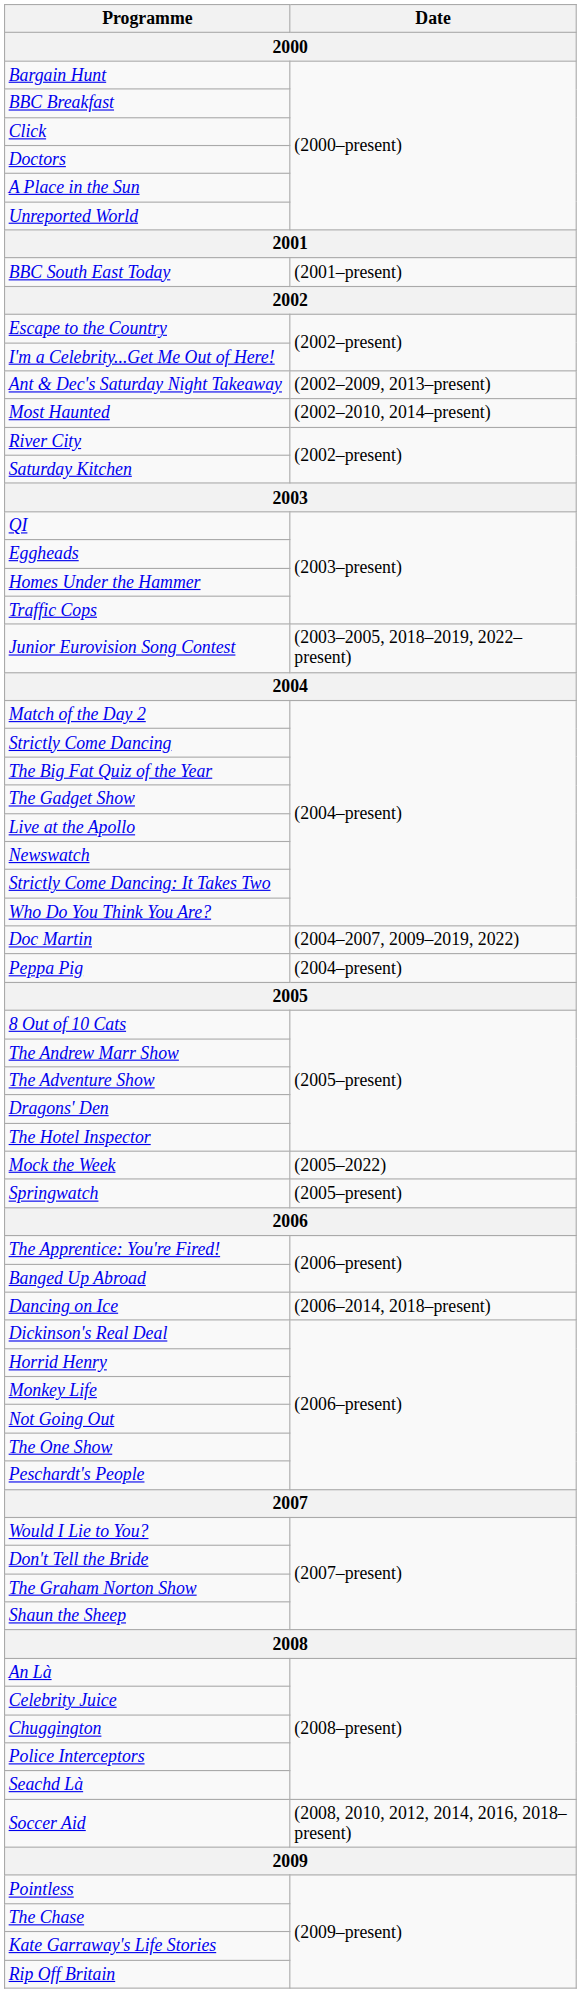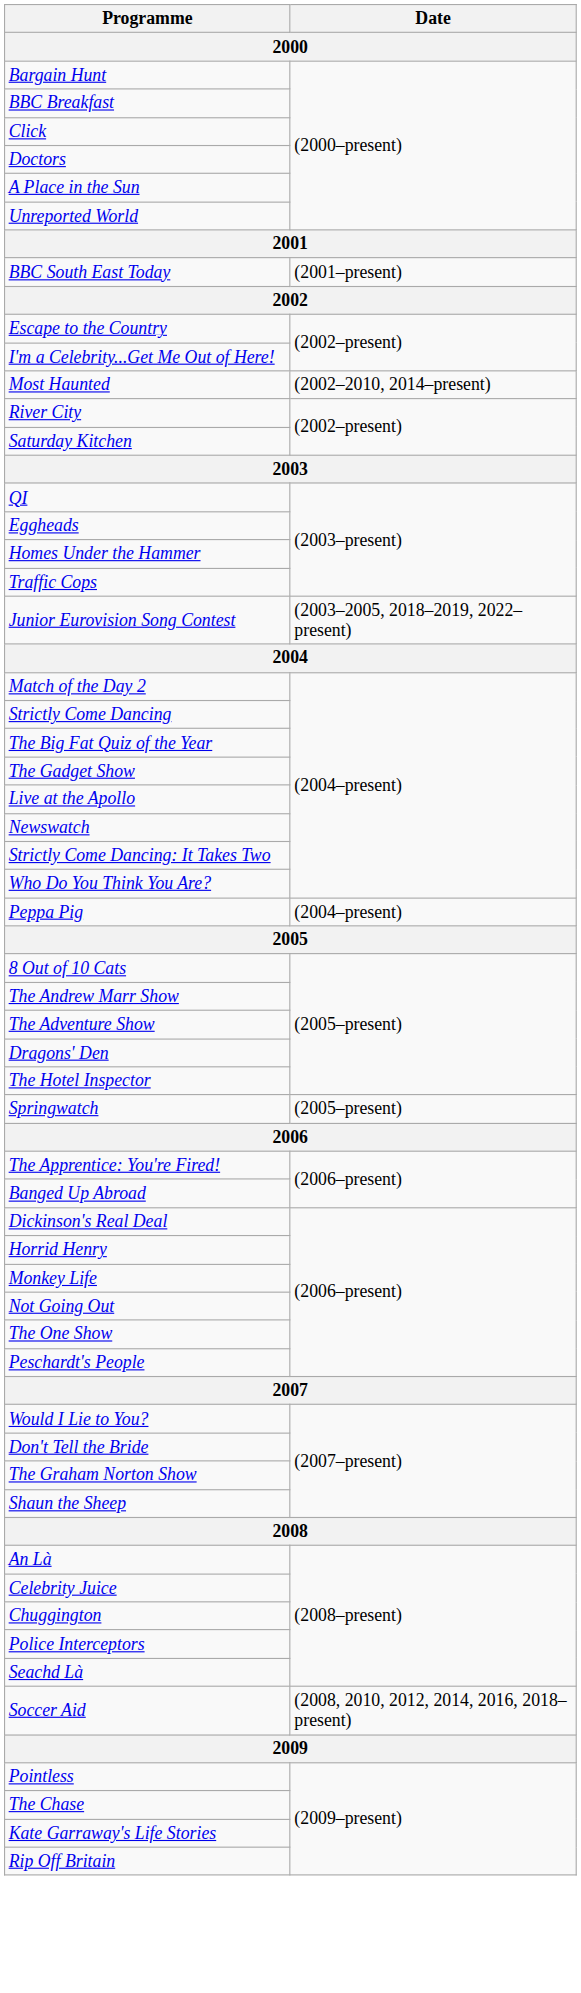- row: (145, 384)
- row: (50, 939)
- row: (62, 1165)
- row: (63, 1306)
